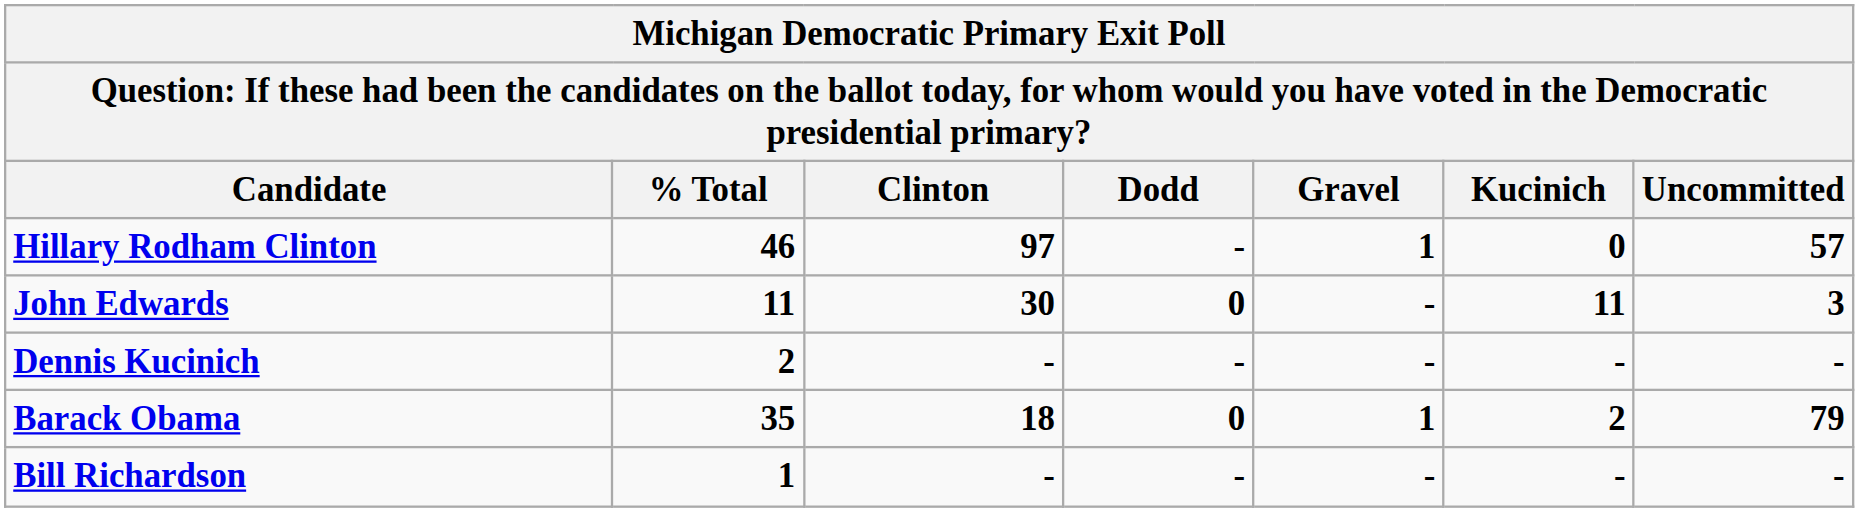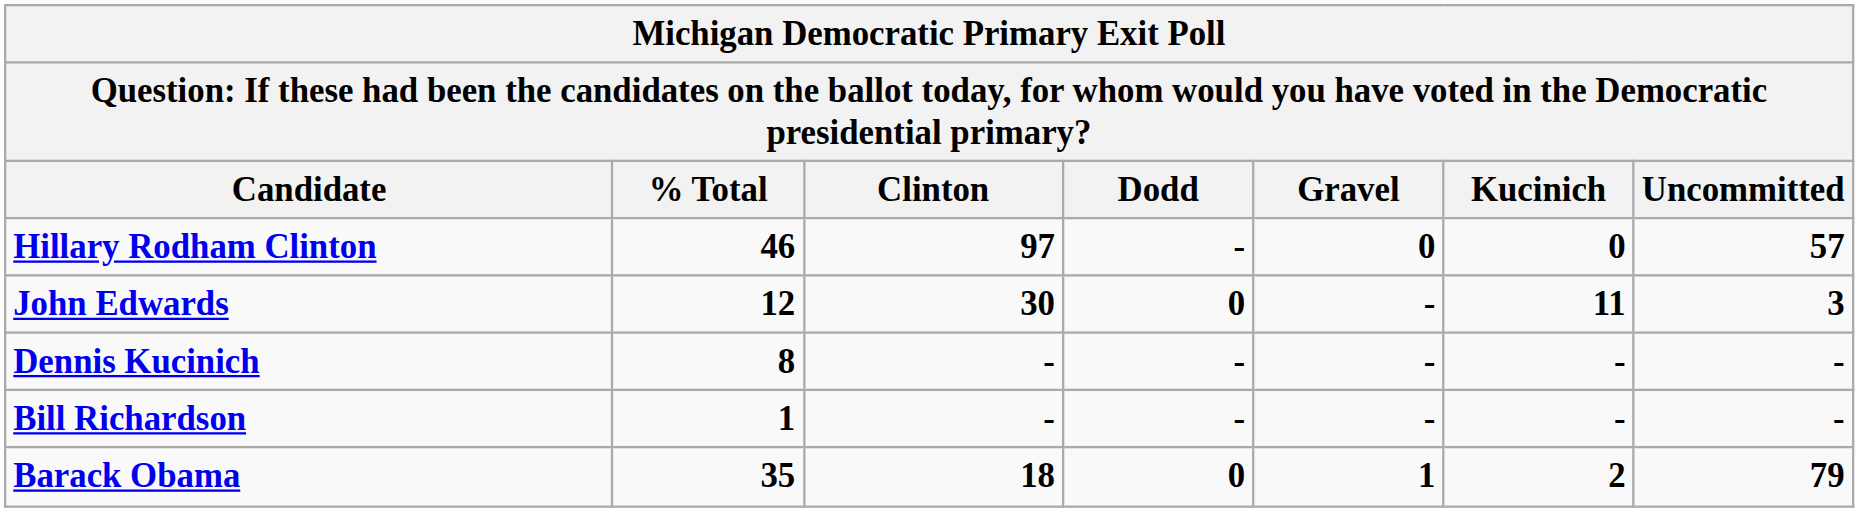(1427, 246) 1 -> (1427, 246) 0
(779, 304) 11 -> (778, 304) 12
(786, 361) 2 -> (786, 361) 8
rows swapped: (127, 418) <-> (130, 476)
